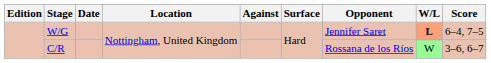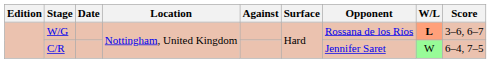(355, 30) Jennifer Saret -> (369, 30) Rossana de los Ríos
(464, 30) 6–4, 7–5 -> (464, 30) 3–6, 6–7
(369, 48) Rossana de los Ríos -> (355, 48) Jennifer Saret
(464, 48) 3–6, 6–7 -> (464, 48) 6–4, 7–5
